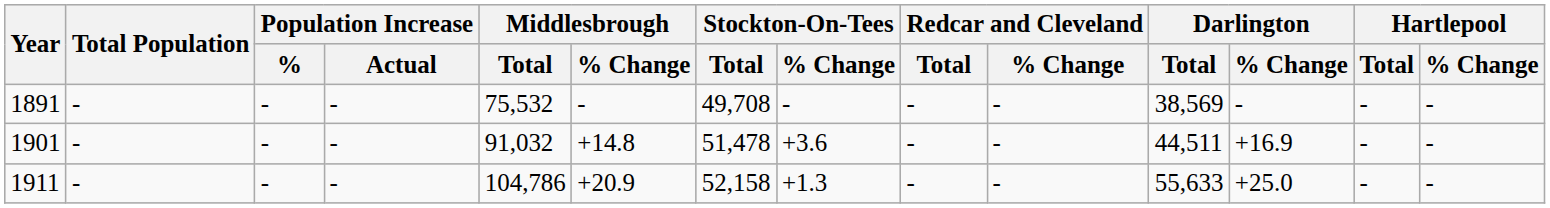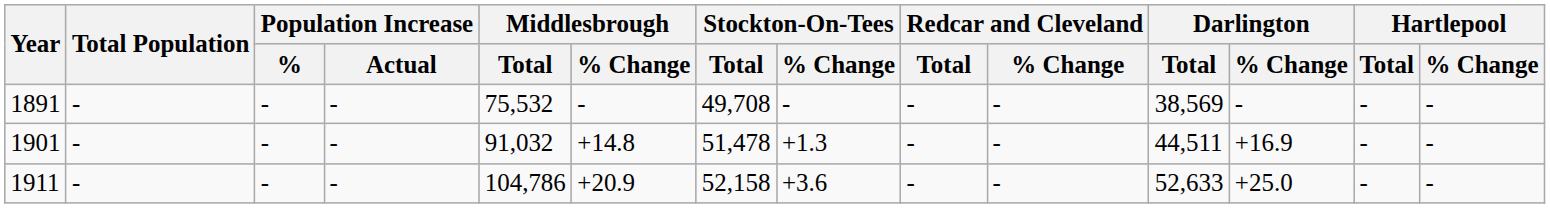(805, 143) +3.6 -> (805, 143) +1.3
(805, 182) +1.3 -> (805, 182) +3.6
(1189, 182) 55,633 -> (1189, 182) 52,633
